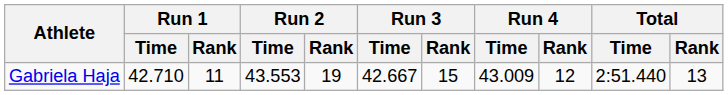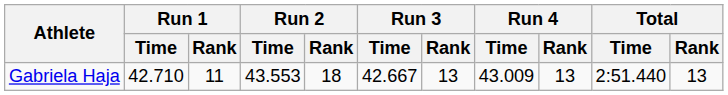(331, 77) 19 -> (331, 77) 18
(448, 77) 15 -> (448, 77) 13
(565, 77) 12 -> (565, 77) 13
